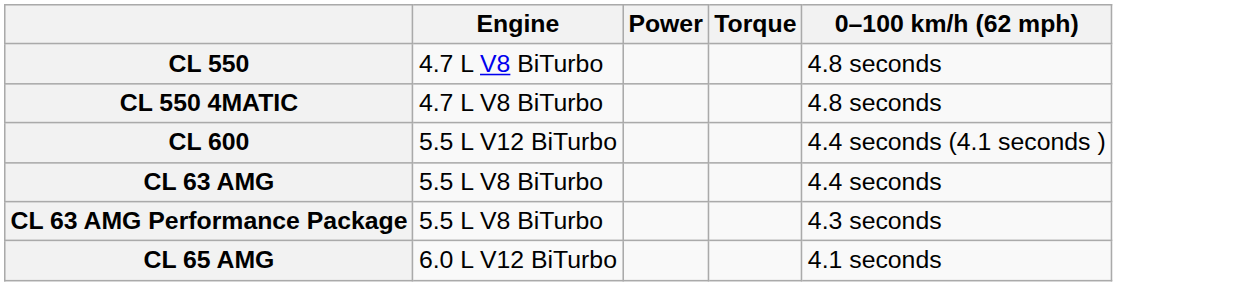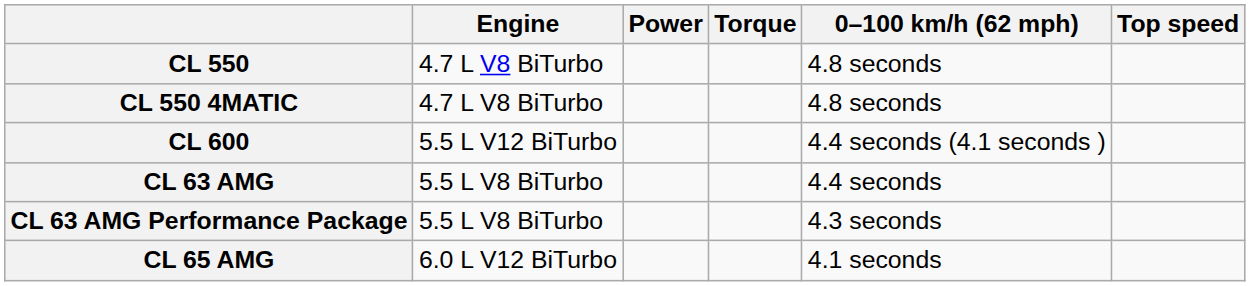+ column: (1178, 24)
